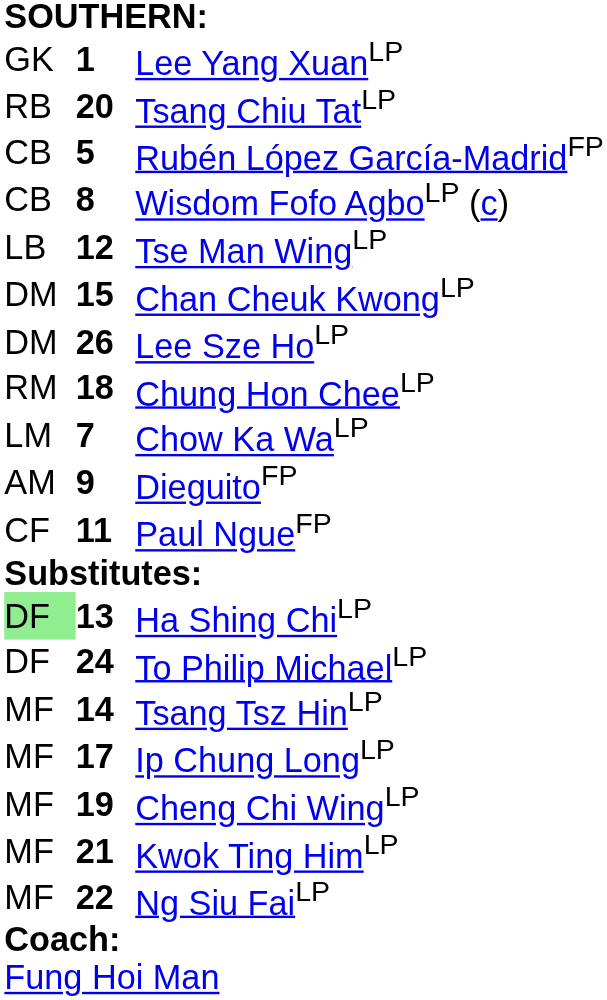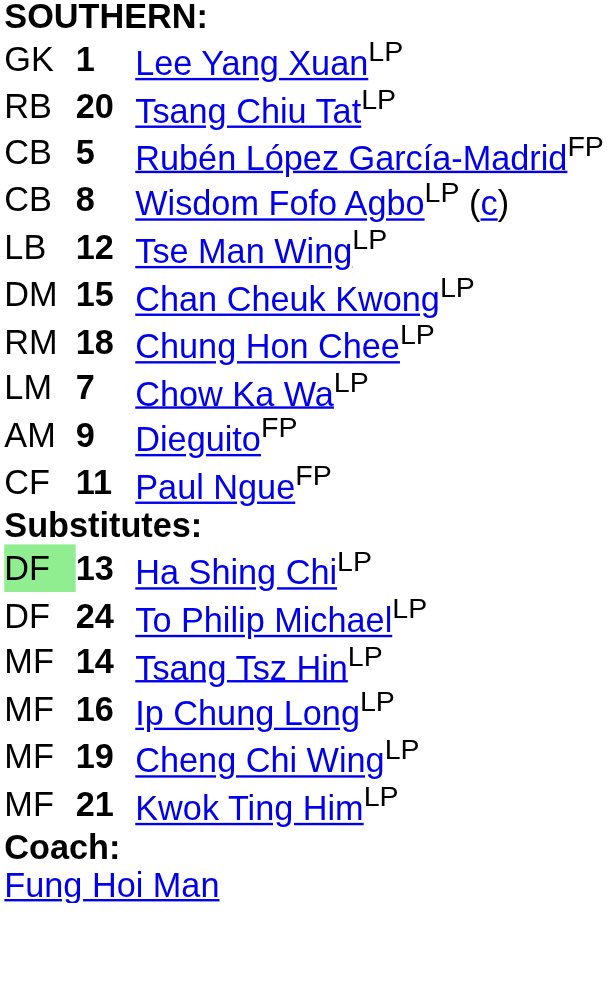- row: (242, 341)
(95, 756) 17 -> (95, 709) 16
- row: (233, 898)
